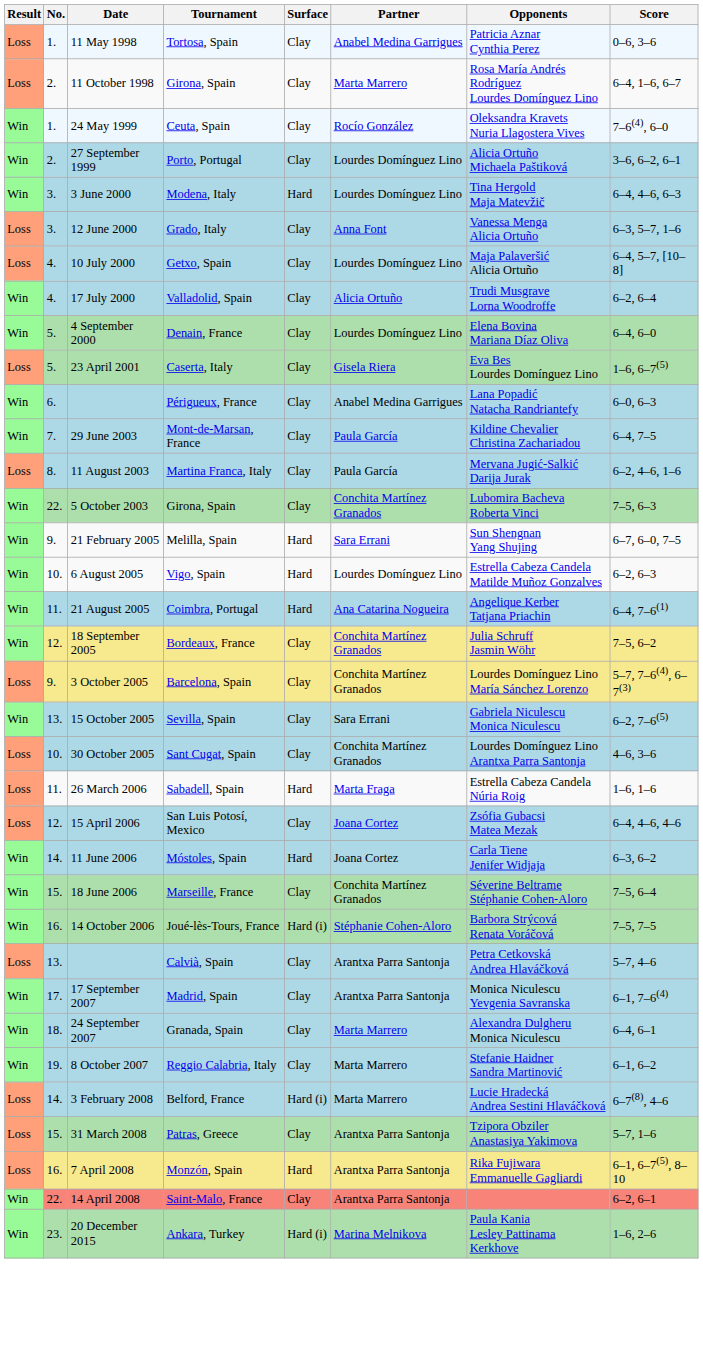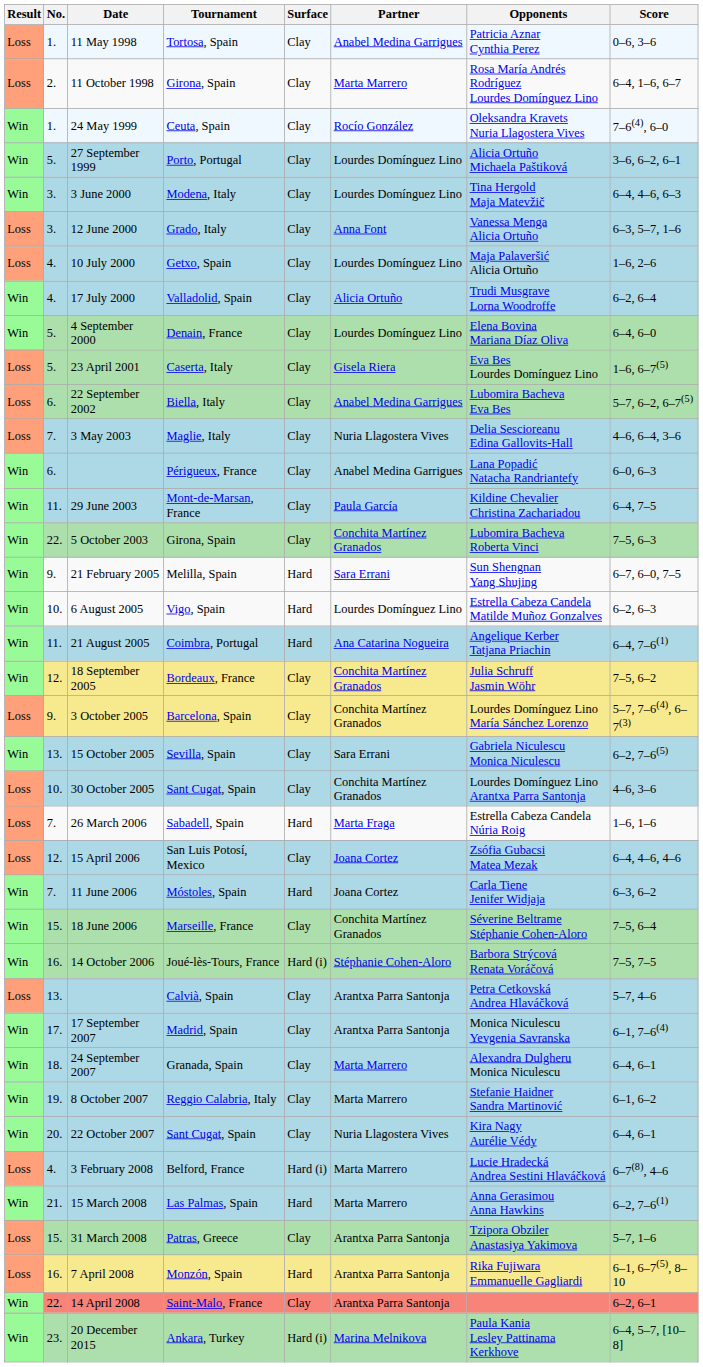(51, 159) 2. -> (51, 159) 5.
(300, 194) Hard -> (299, 194) Clay
(649, 263) 6–4, 5–7, [10–8] -> (635, 263) 1–6, 2–6
+ row: (105, 401)
+ row: (101, 435)
(51, 435) 7. -> (54, 504) 11.
- row: (110, 470)
(54, 788) 11. -> (51, 822) 7.
(55, 857) 14. -> (51, 891) 7.
+ row: (113, 1133)
(55, 1099) 14. -> (51, 1168) 4.
+ row: (109, 1202)
(635, 1233) 1–6, 2–6 -> (649, 1337) 6–4, 5–7, [10–8]
